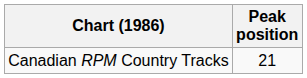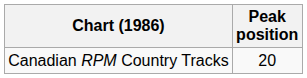(267, 60) 21 -> (267, 60) 20
